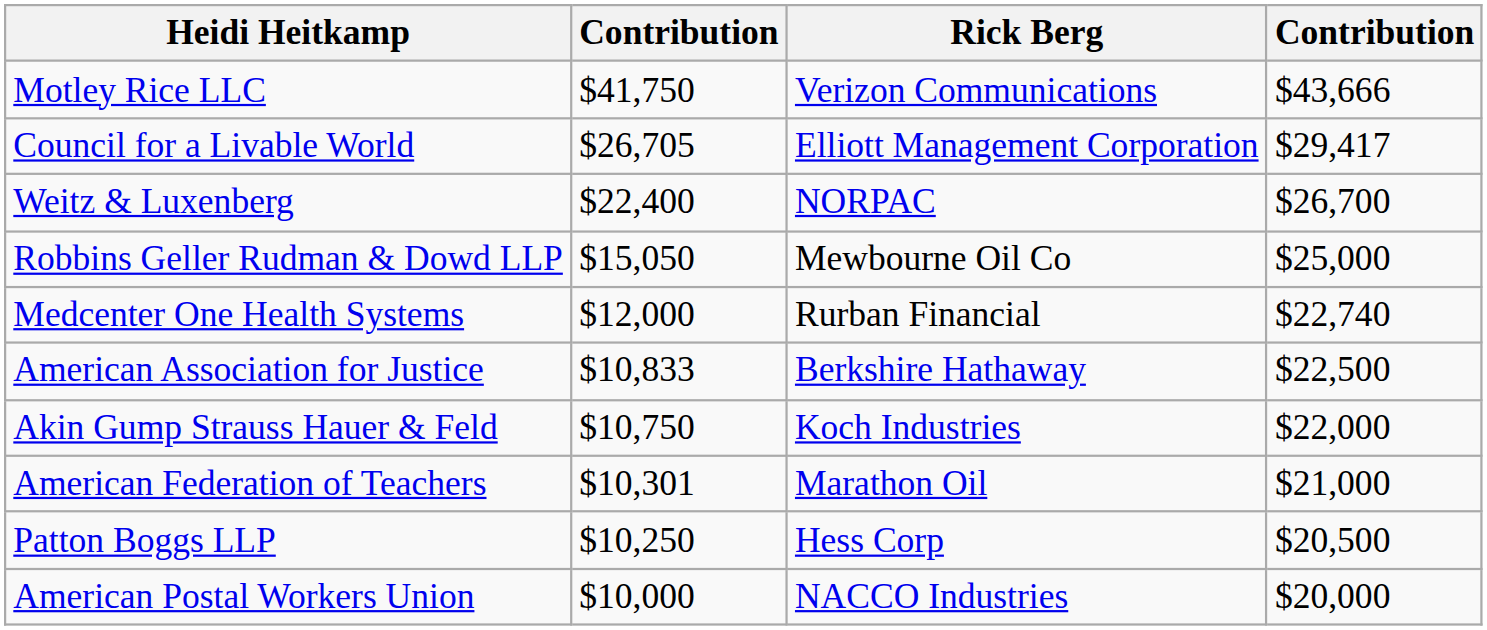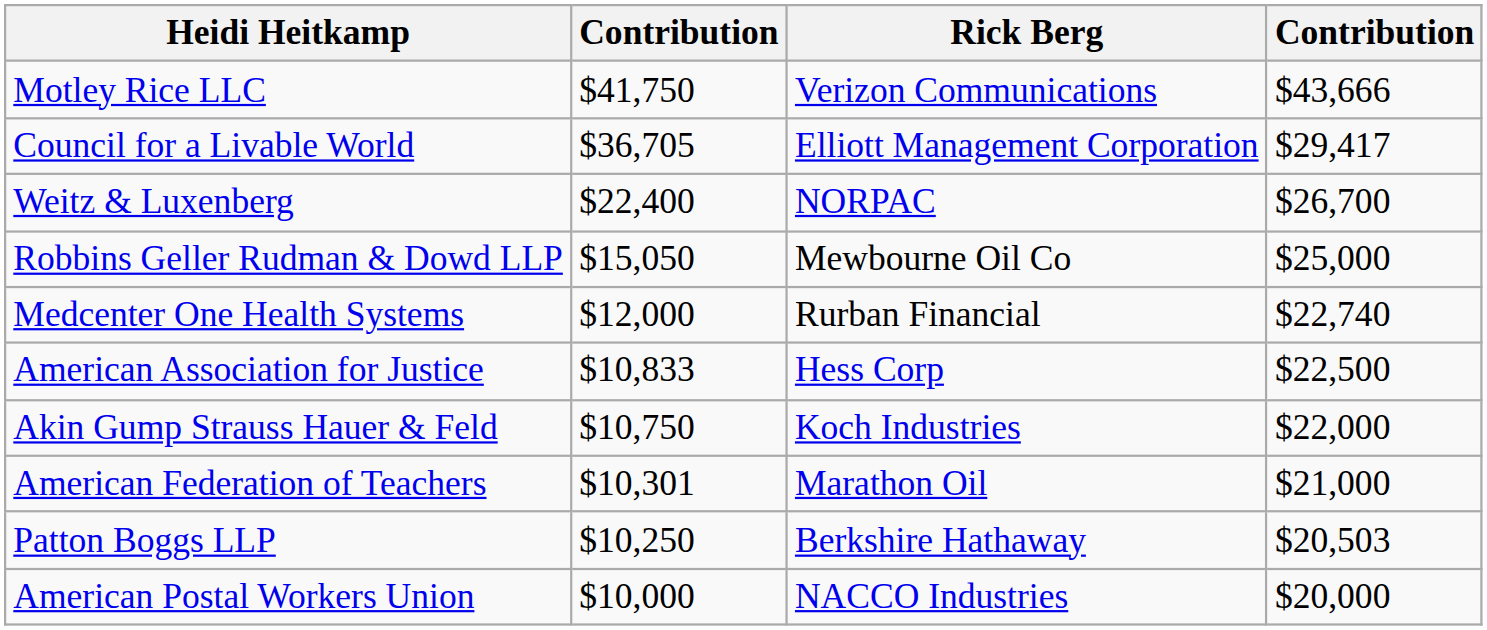(637, 145) $26,705 -> (637, 145) $36,705
(940, 370) Berkshire Hathaway -> (869, 370) Hess Corp
(869, 539) Hess Corp -> (940, 539) Berkshire Hathaway
(1333, 539) $20,500 -> (1333, 539) $20,503
